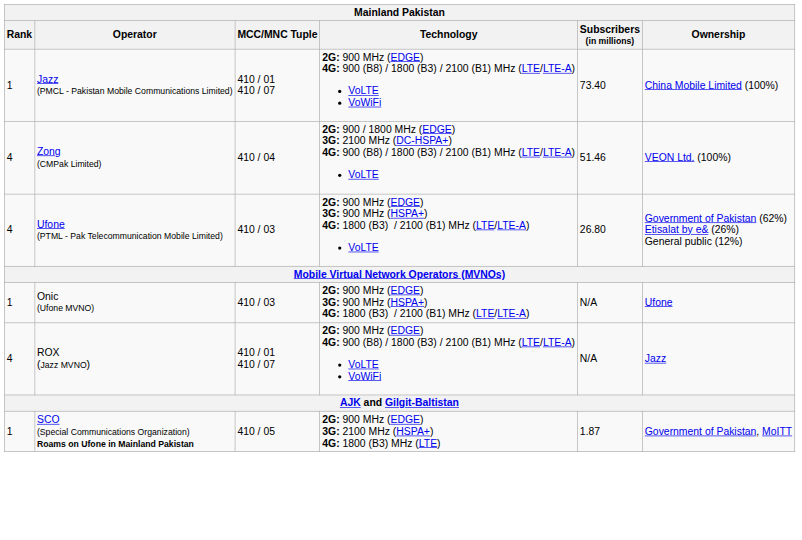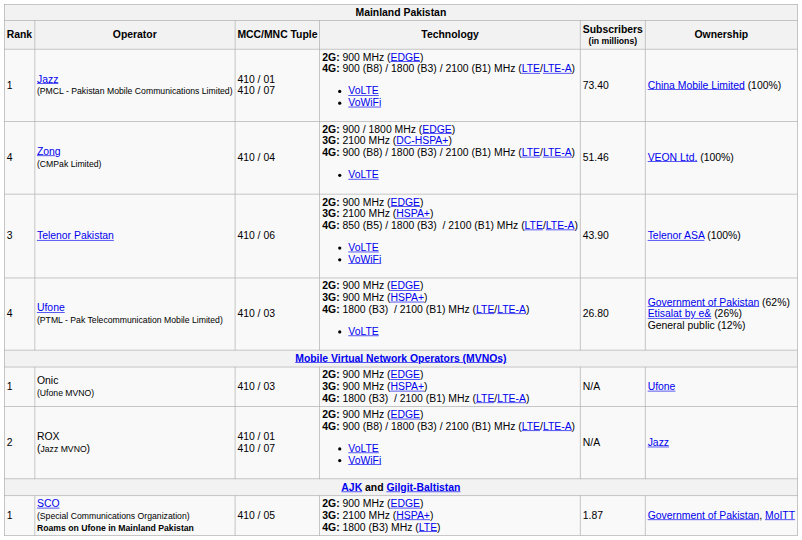+ row: (75, 236)
(10, 358) 4 -> (10, 443) 2
